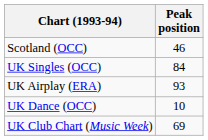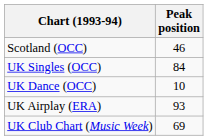rows swapped: (54, 86) <-> (52, 106)
